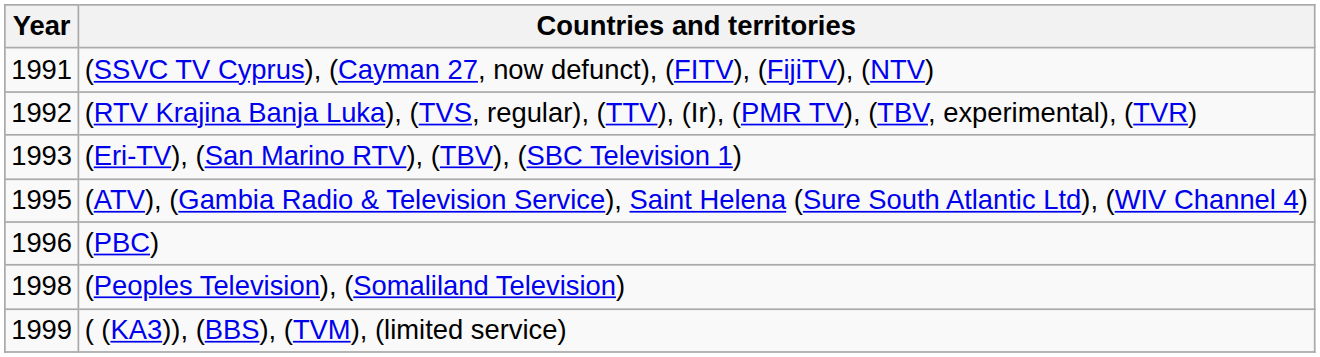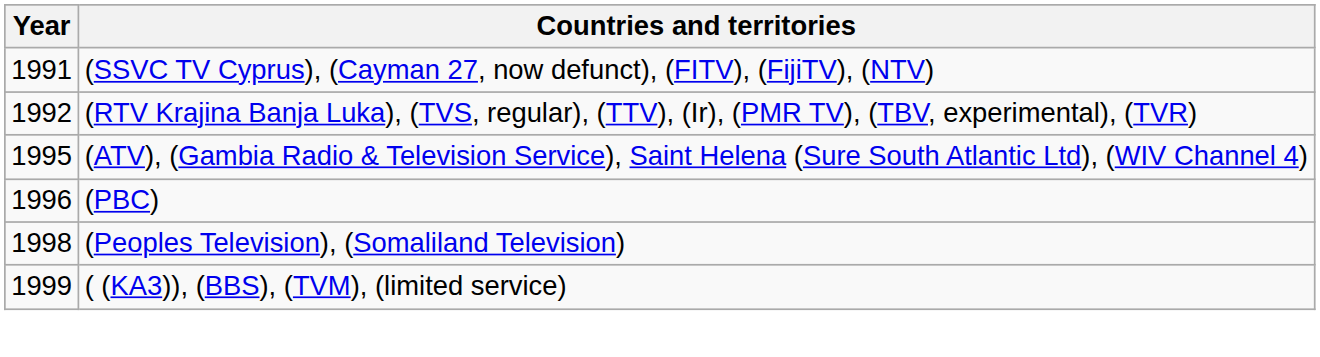- row: (413, 156)
